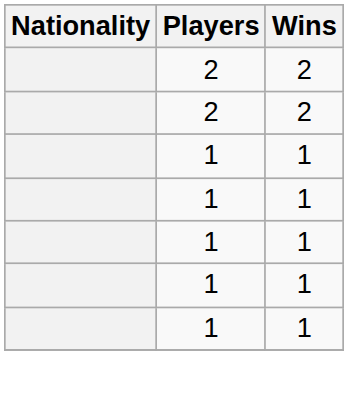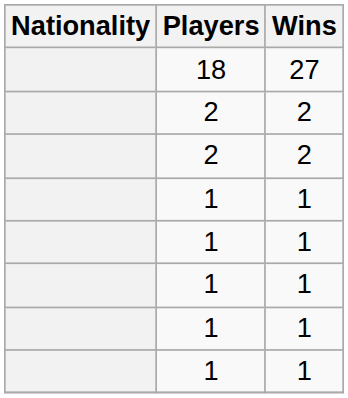+ row: (211, 69)
